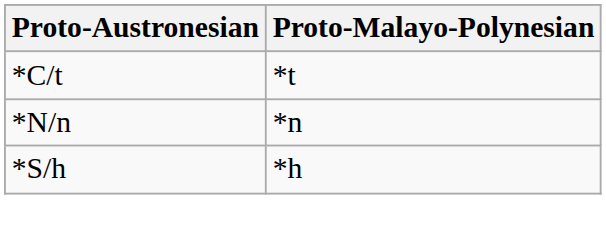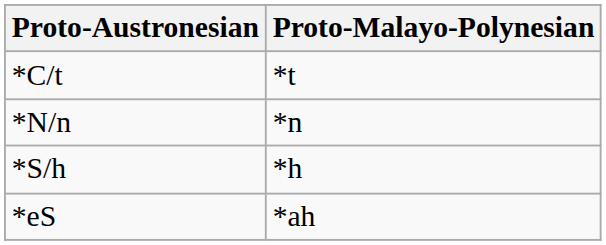+ row: (34, 215)
